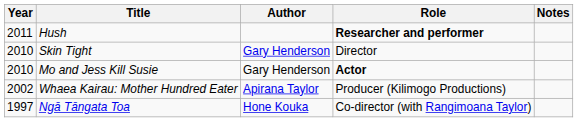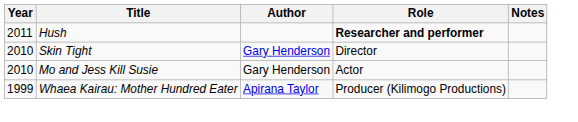(351, 70) bold -> (349, 70) normal
(20, 88) 2002 -> (20, 88) 1999
- row: (84, 107)
